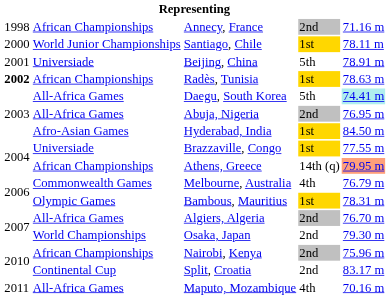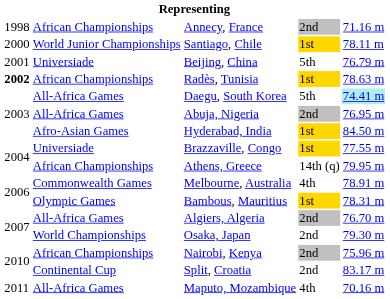(364, 61) 78.91 m -> (364, 61) 76.79 m
(364, 166) lightsalmon background -> (364, 166) no background
(364, 183) 76.79 m -> (364, 183) 78.91 m
